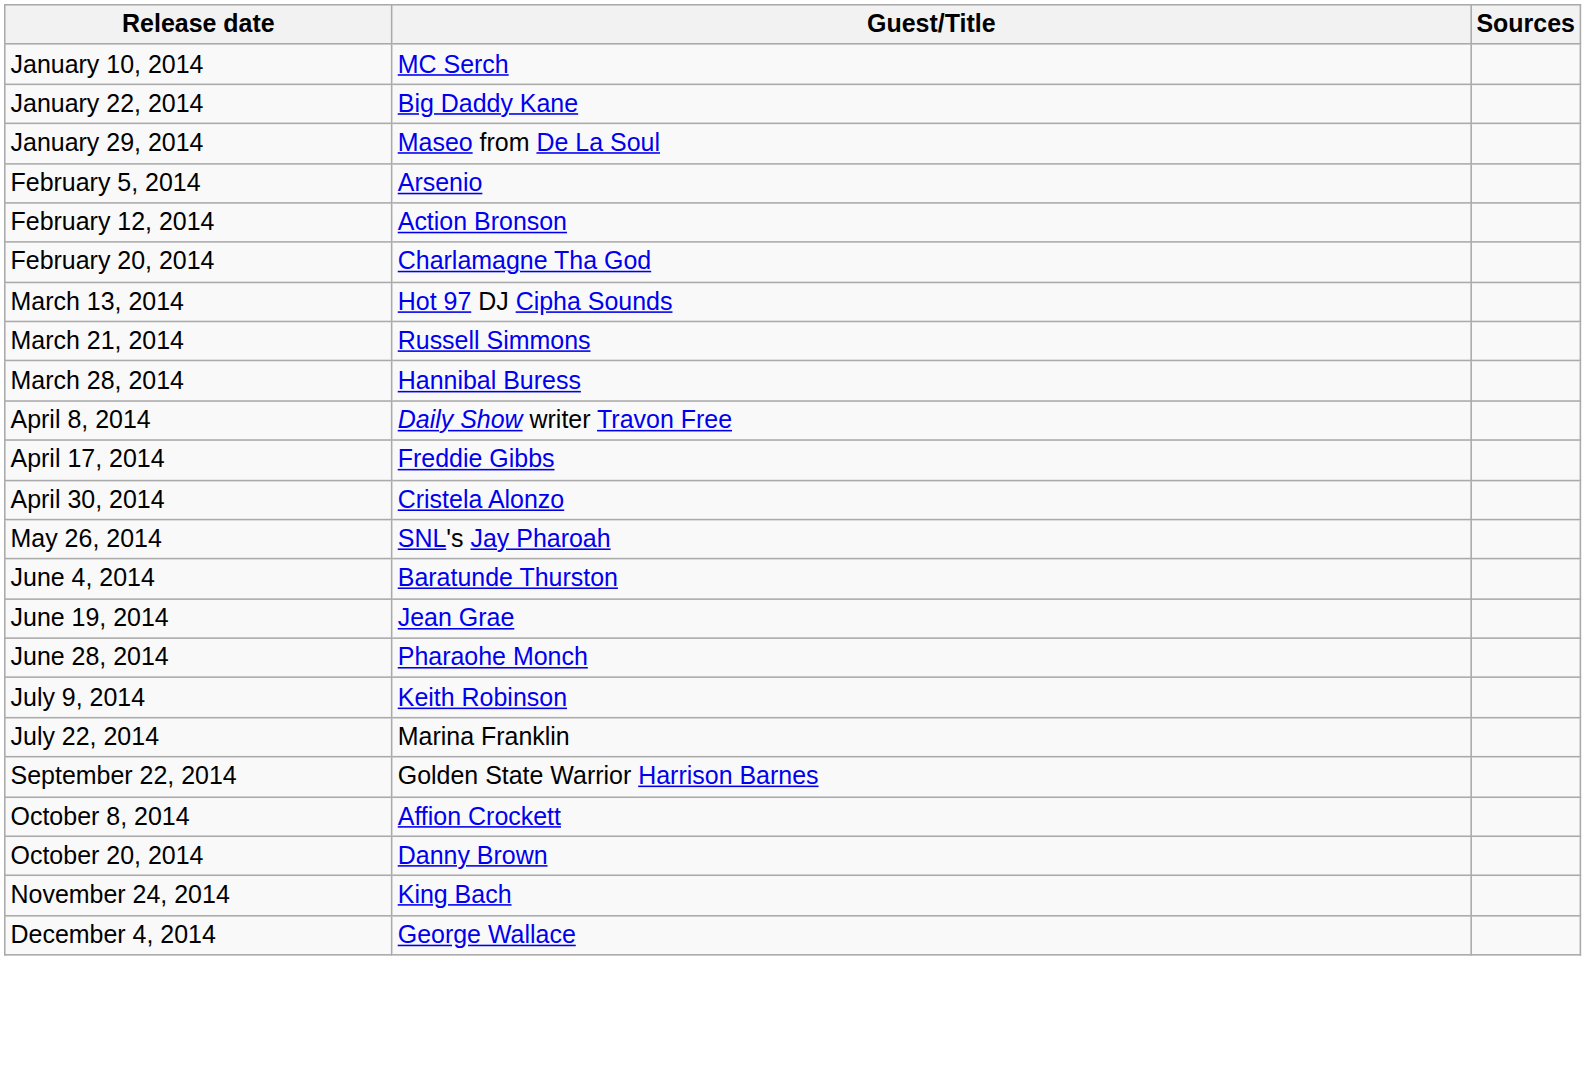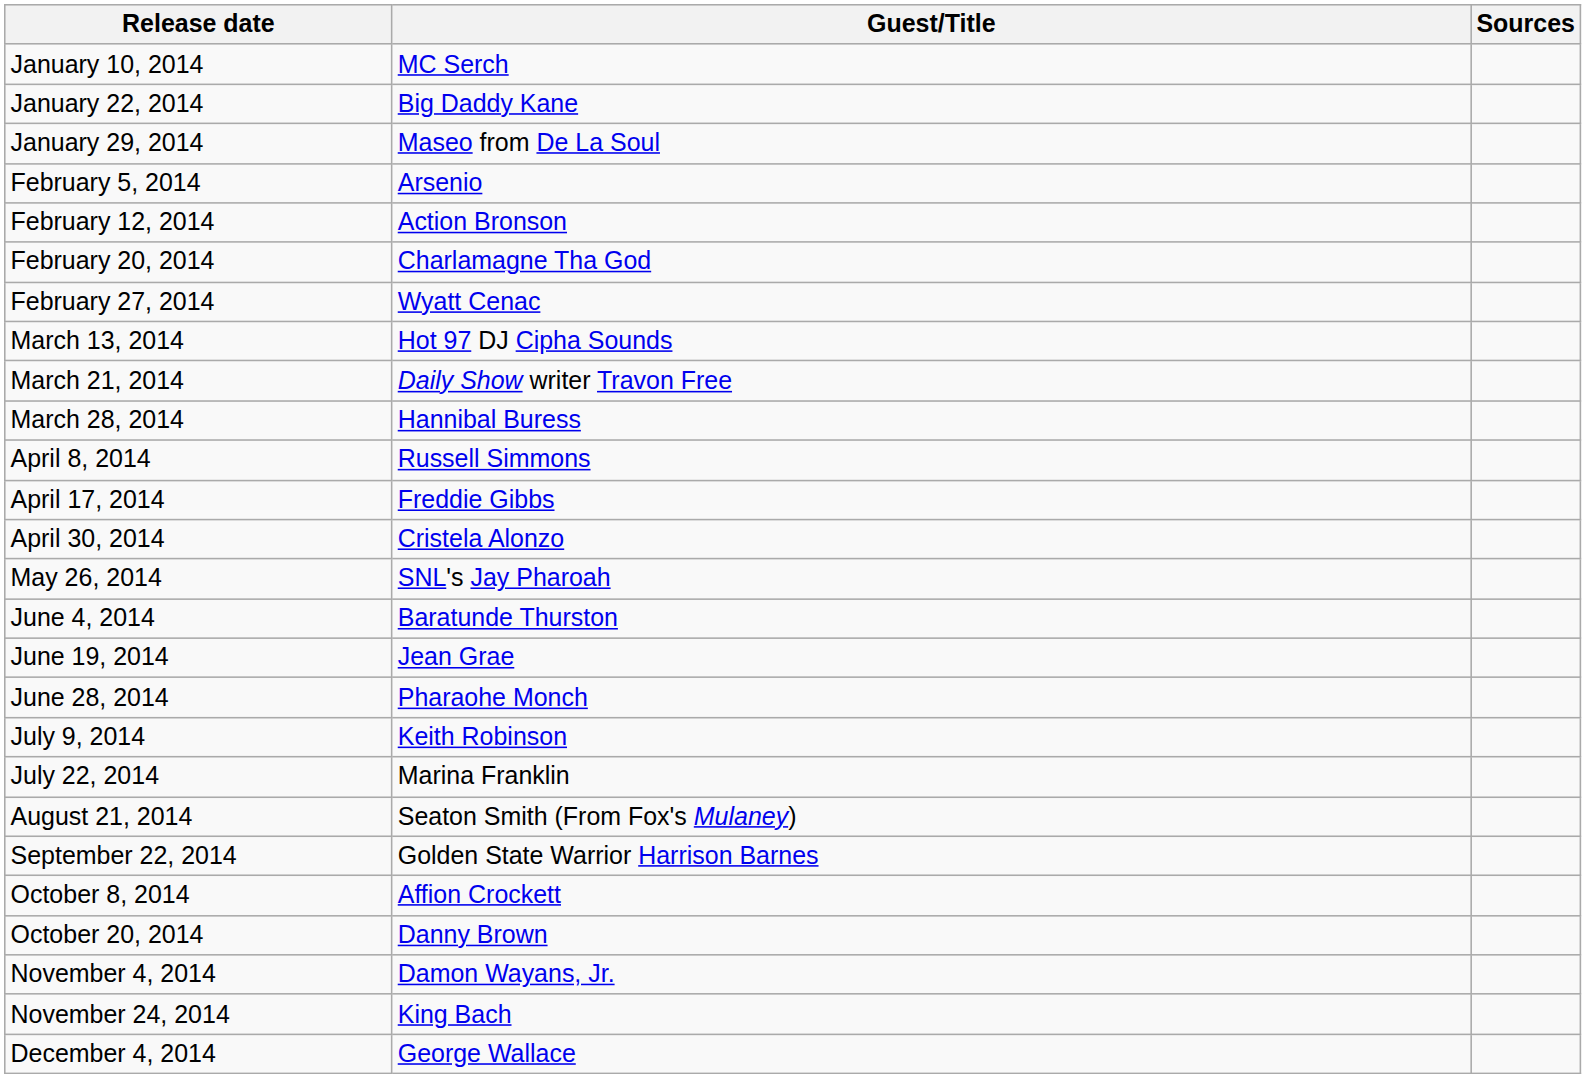+ row: (113, 301)
(494, 340) Russell Simmons -> (565, 380) Daily Show writer Travon Free
(565, 420) Daily Show writer Travon Free -> (494, 459) Russell Simmons
+ row: (101, 815)
+ row: (113, 974)
